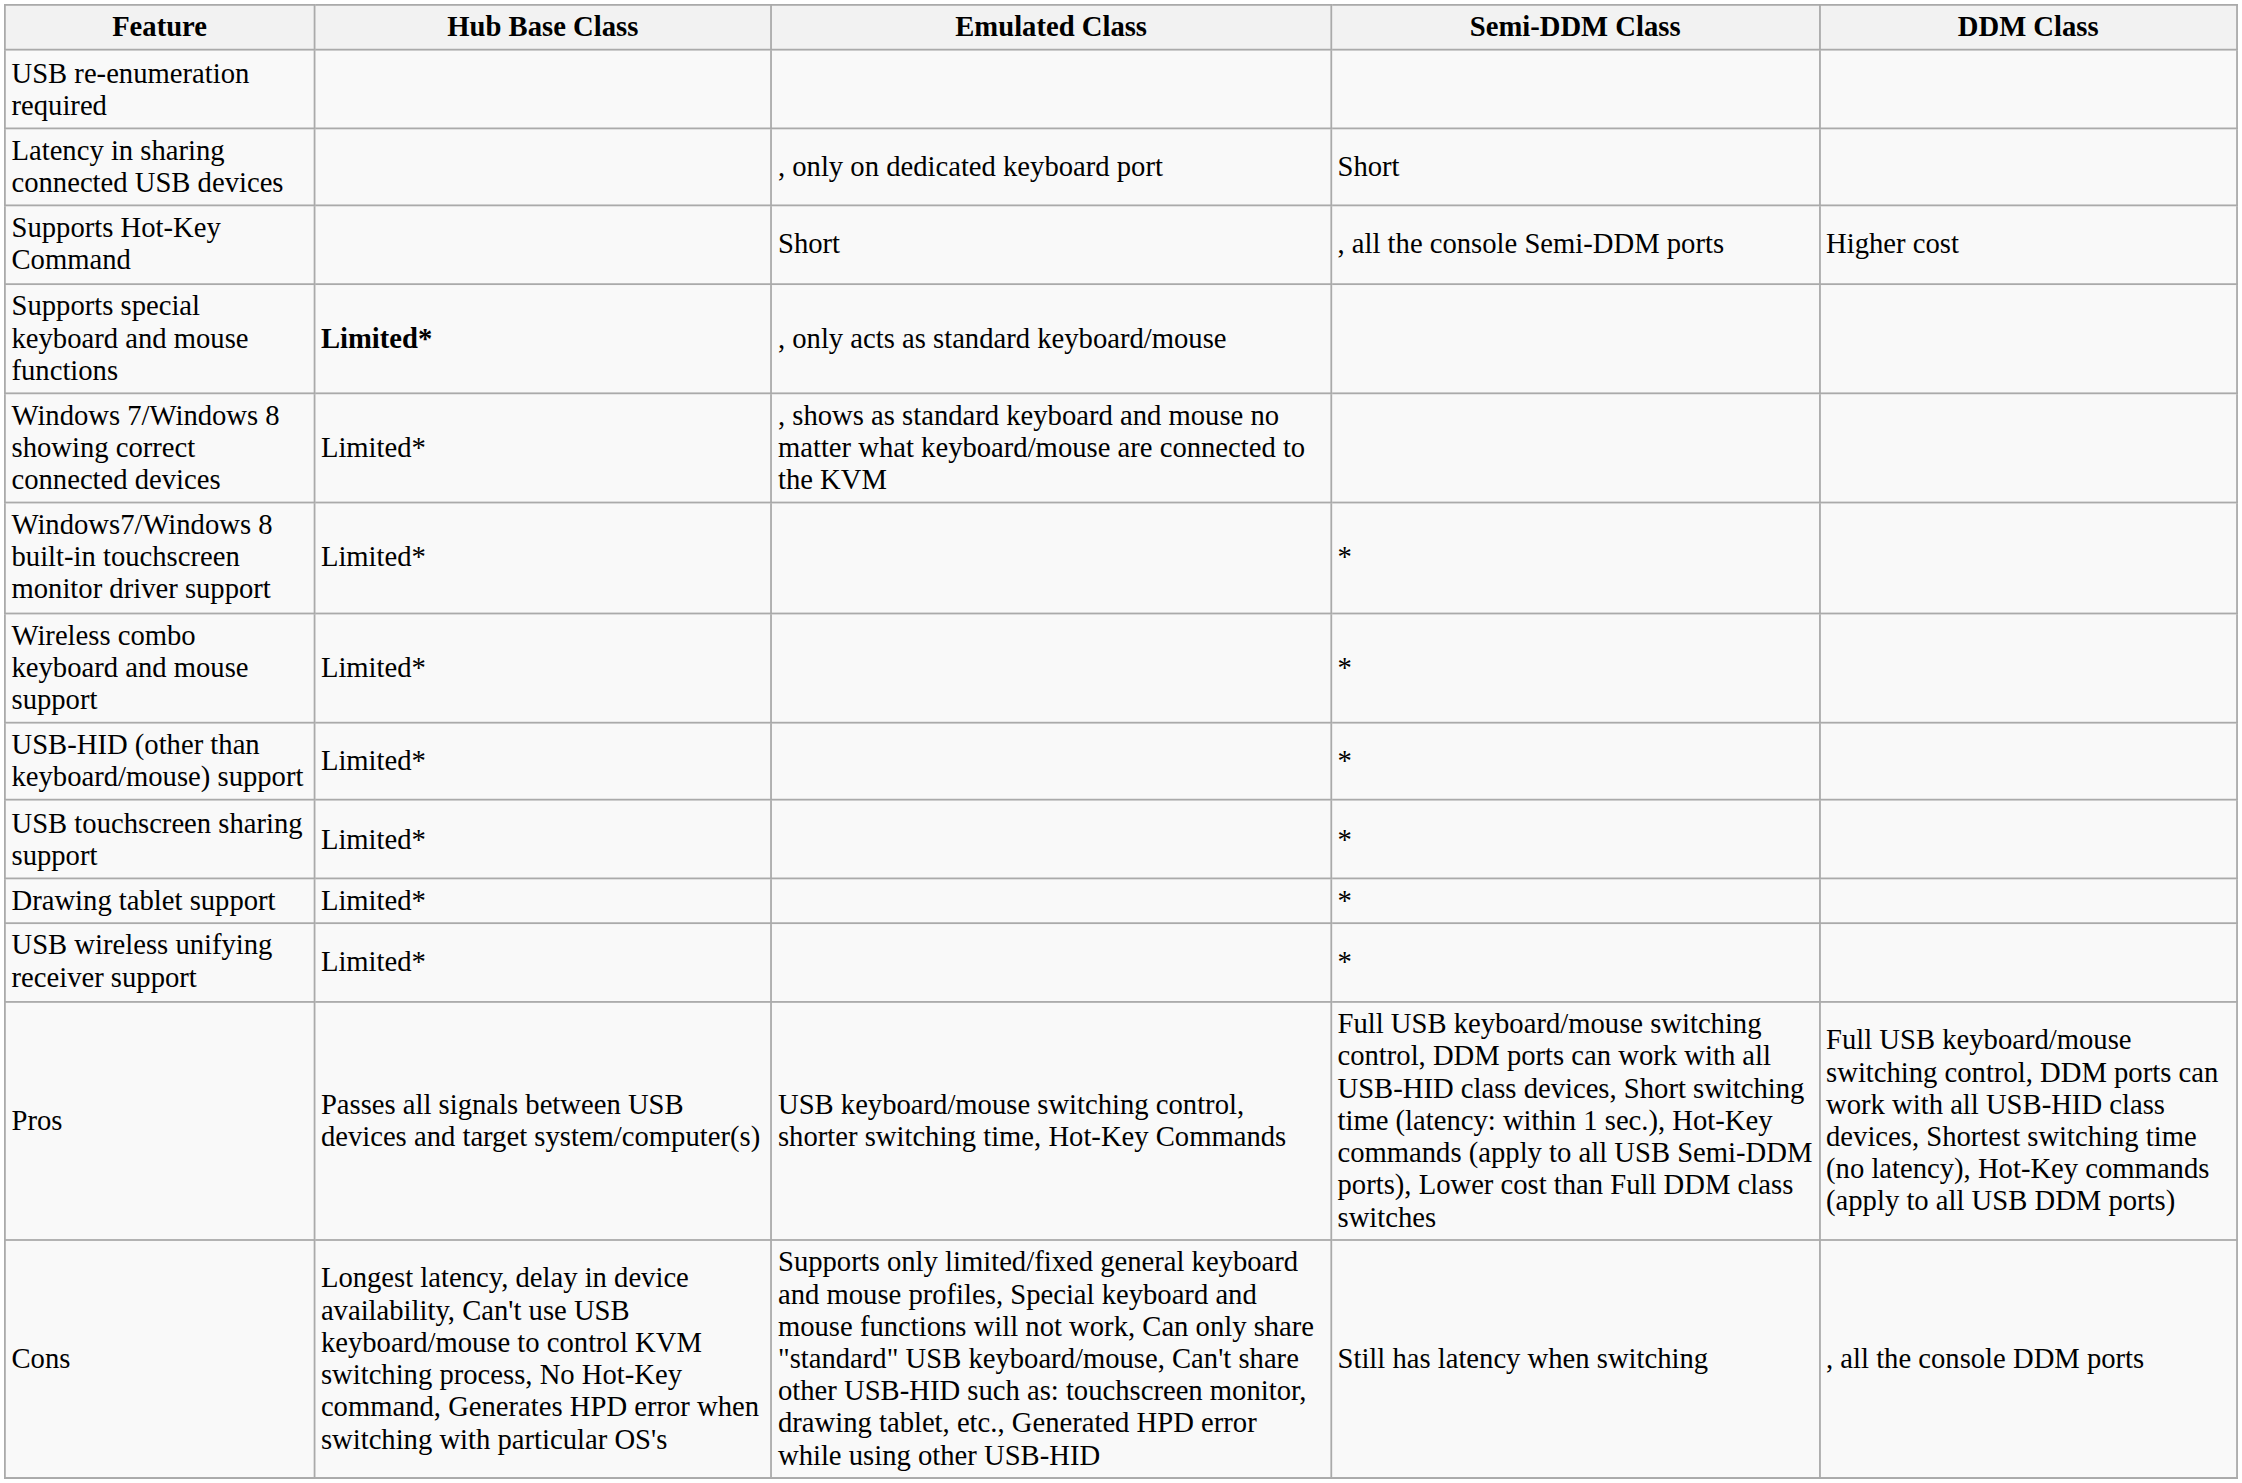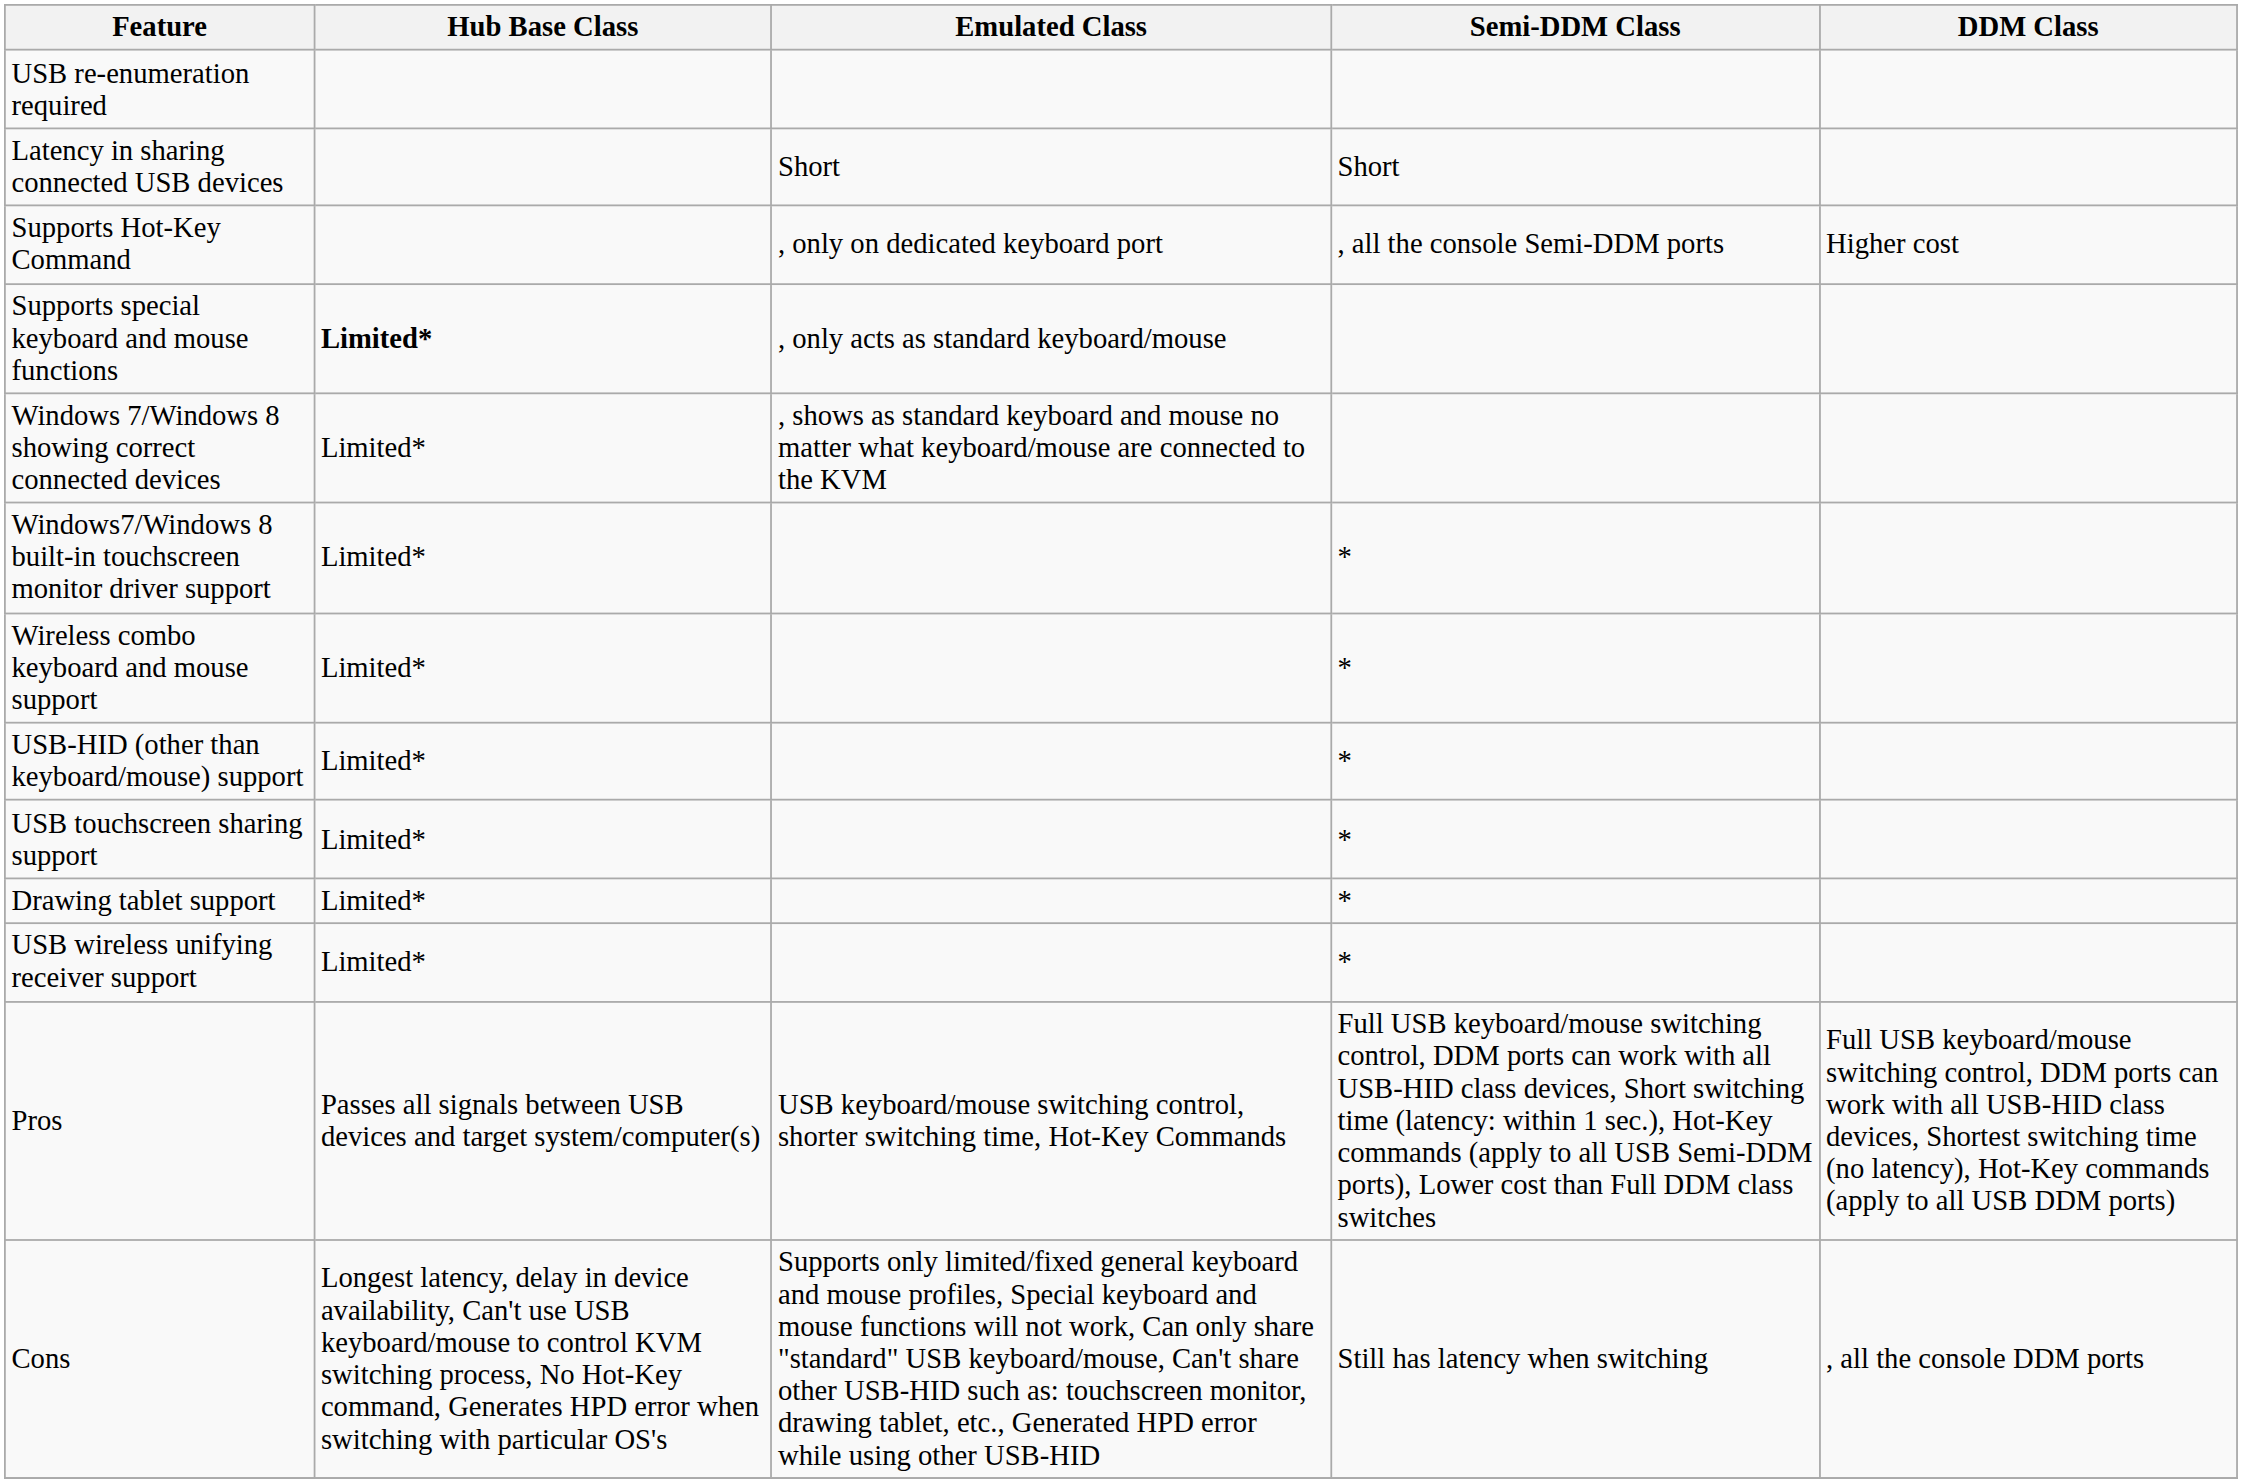(970, 166) , only on dedicated keyboard port -> (809, 166) Short
(809, 244) Short -> (970, 244) , only on dedicated keyboard port
